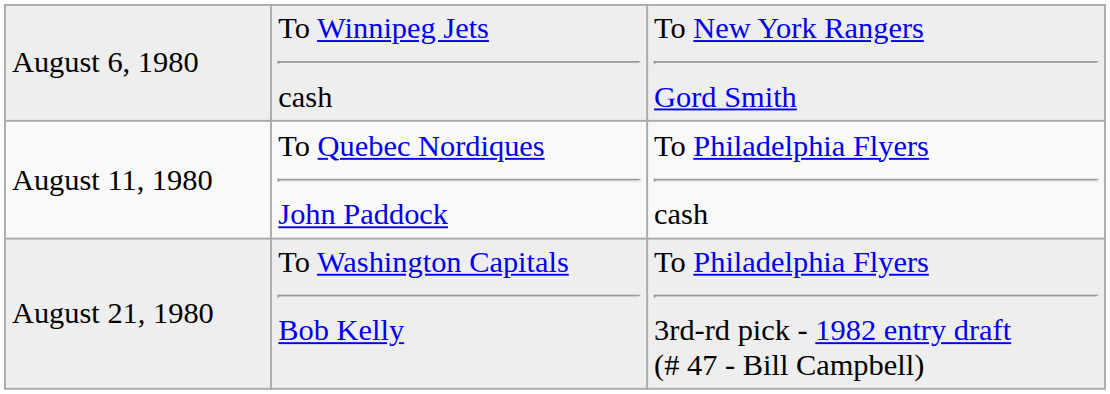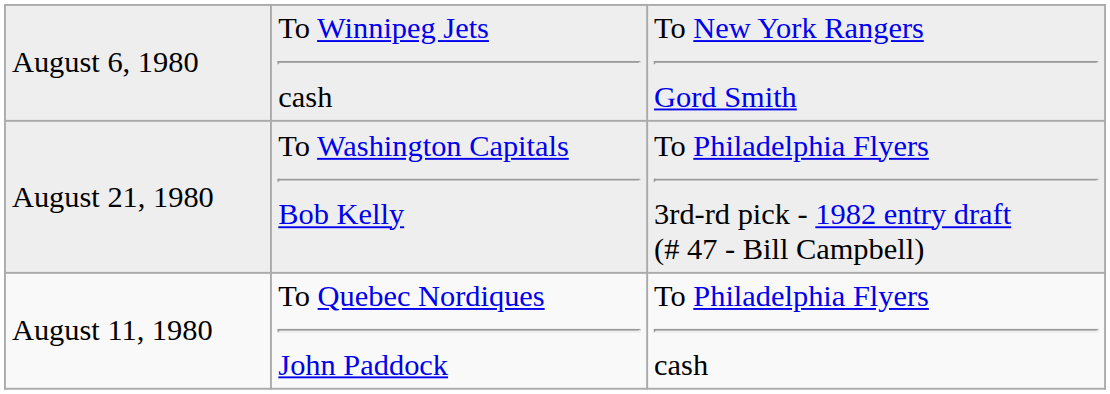rows swapped: (112, 179) <-> (113, 313)
